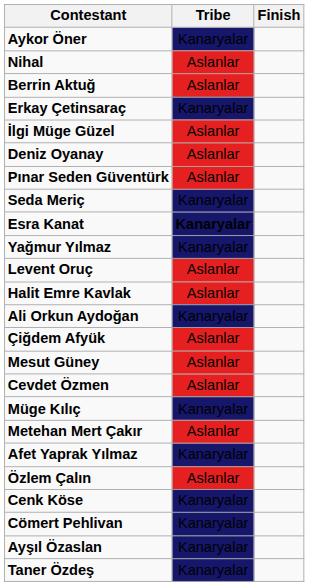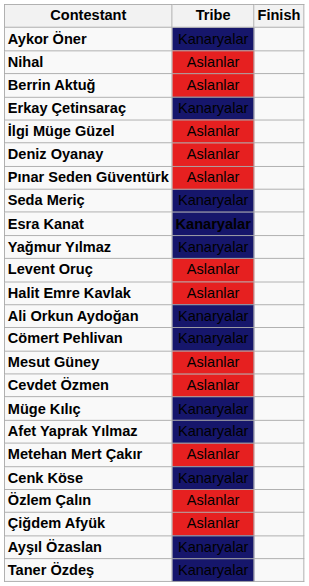rows swapped: (65, 524) <-> (56, 339)
rows swapped: (73, 454) <-> (75, 431)
rows swapped: (45, 500) <-> (49, 477)
